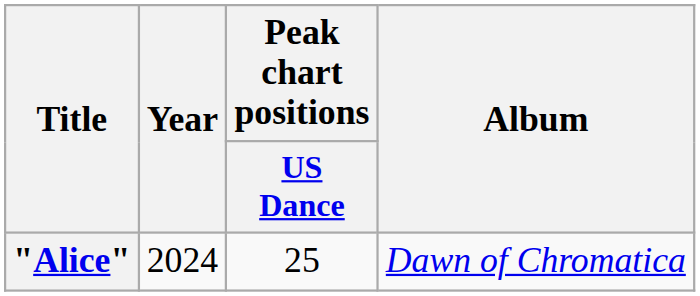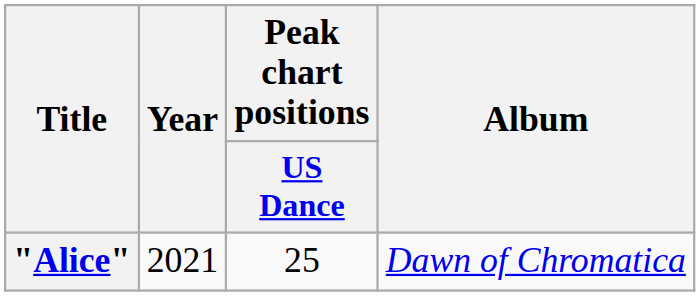(182, 260) 2024 -> (182, 260) 2021
